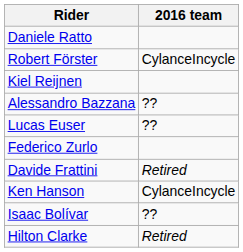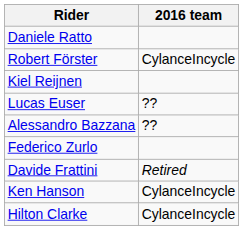rows swapped: (71, 103) <-> (46, 125)
- row: (48, 214)
(164, 236) Retired -> (189, 214) CylanceIncycle
